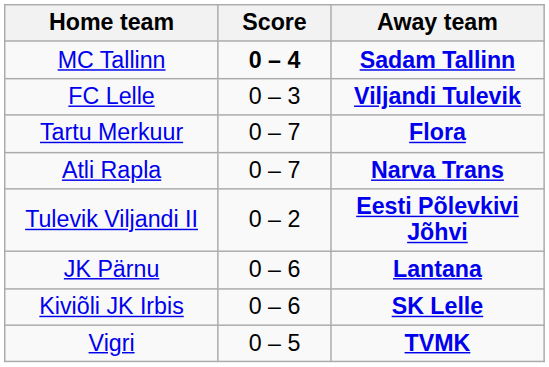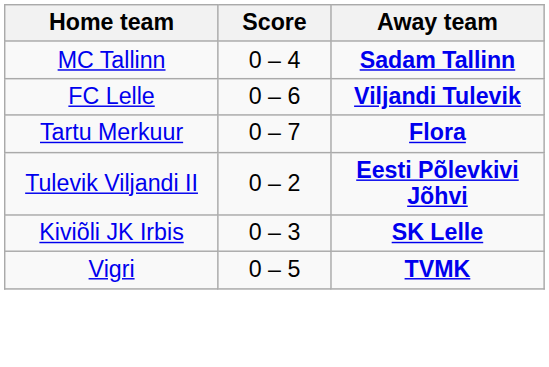(275, 59) bold -> (275, 59) normal
(275, 96) 0 – 3 -> (275, 96) 0 – 6
- row: (112, 170)
- row: (112, 269)
(275, 306) 0 – 6 -> (275, 232) 0 – 3
